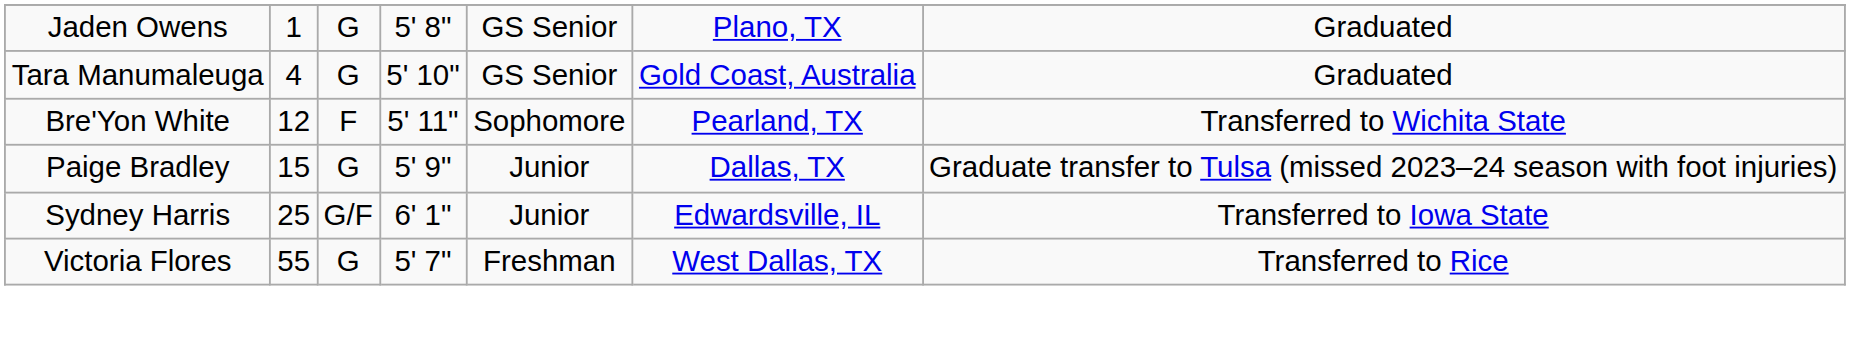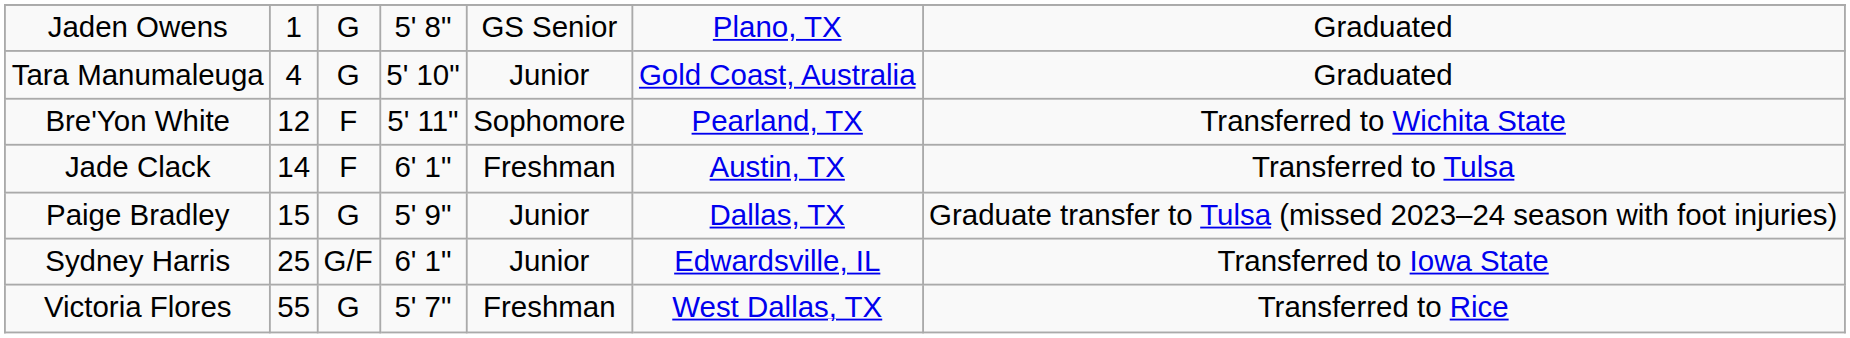(549, 74) GS Senior -> (549, 74) Junior
+ row: (138, 167)
